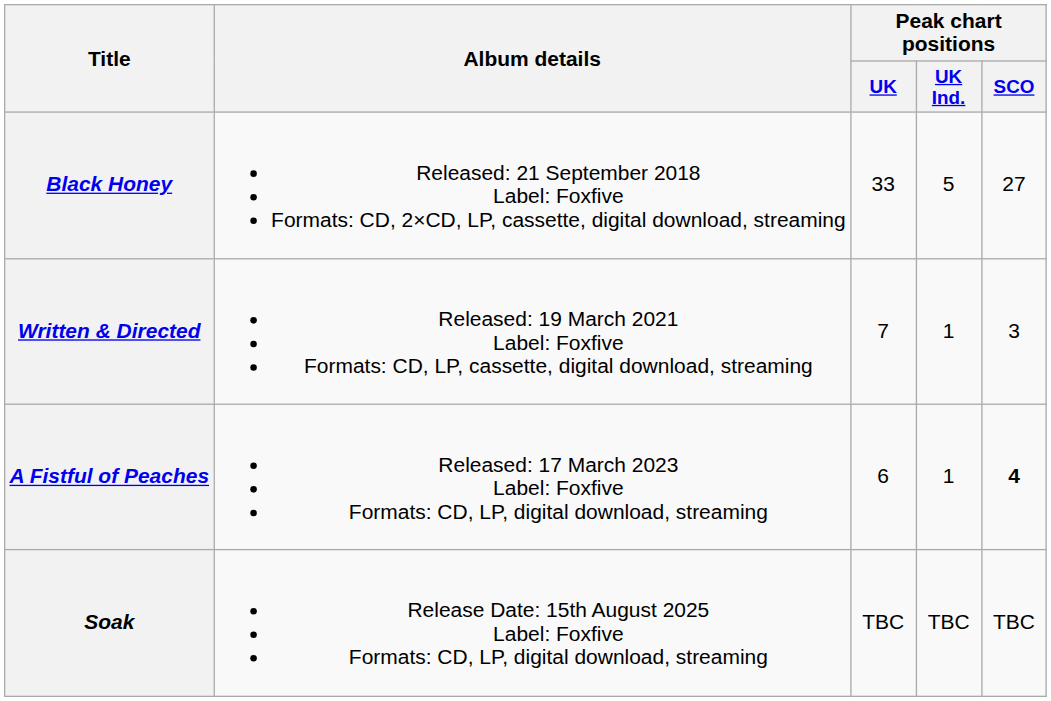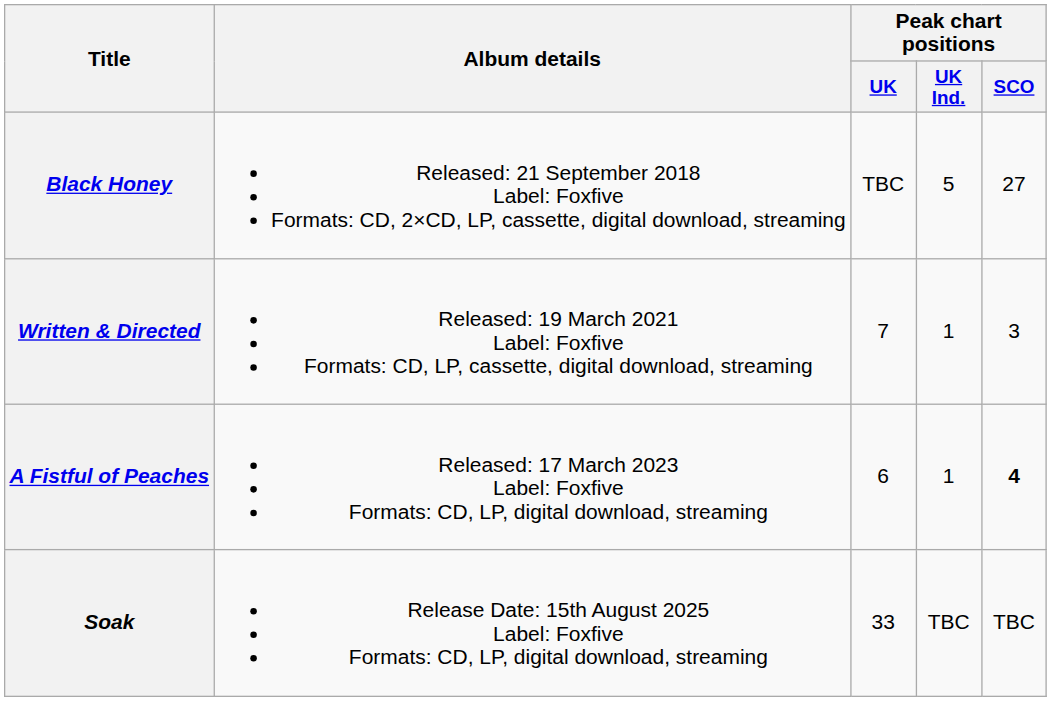(883, 185) 33 -> (883, 185) TBC
(883, 622) TBC -> (883, 622) 33
